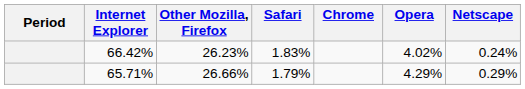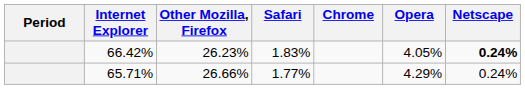(423, 52) 4.02% -> (423, 52) 4.05%
(498, 52) normal -> (498, 52) bold
(291, 73) 1.79% -> (291, 73) 1.77%
(498, 73) 0.29% -> (498, 73) 0.24%
